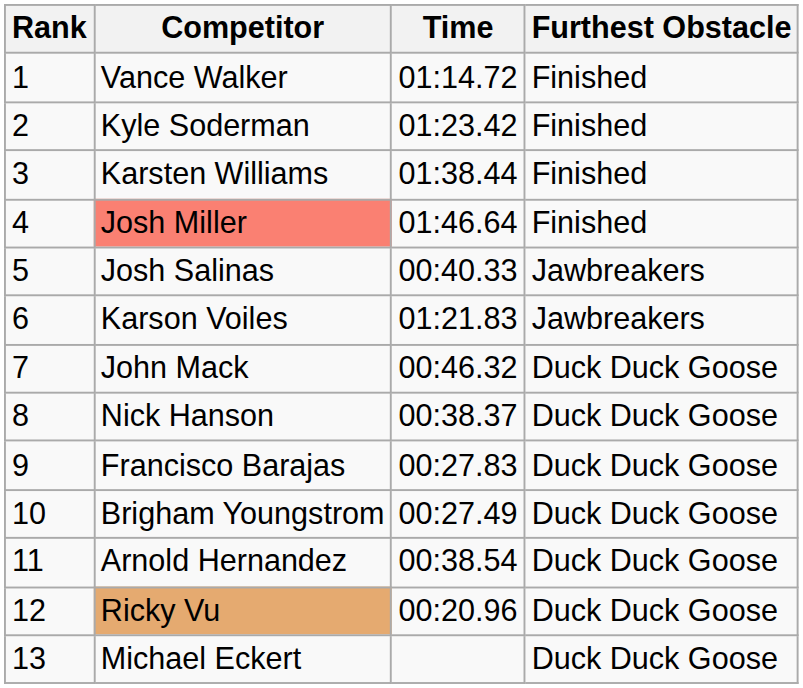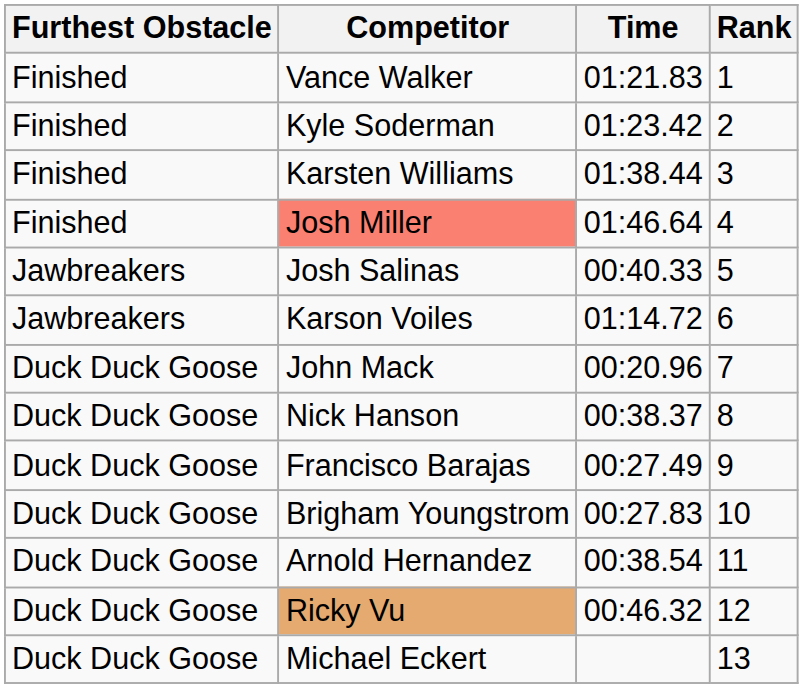columns swapped: (49, 28) <-> (662, 28)
(458, 77) 01:14.72 -> (643, 77) 01:21.83
(458, 319) 01:21.83 -> (643, 319) 01:14.72
(458, 367) 00:46.32 -> (643, 367) 00:20.96
(458, 464) 00:27.83 -> (643, 464) 00:27.49
(458, 513) 00:27.49 -> (643, 513) 00:27.83
(458, 610) 00:20.96 -> (643, 610) 00:46.32
